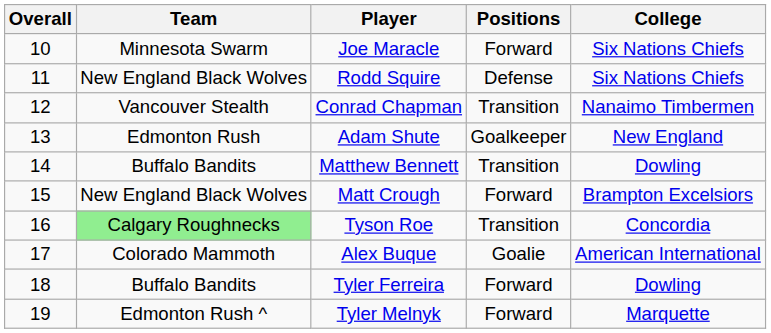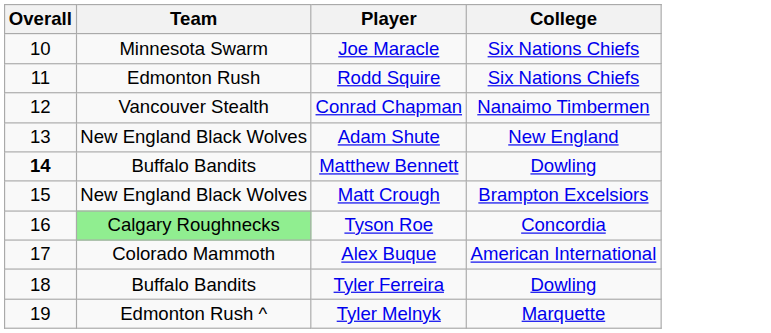- column: (519, 19)
(194, 78) New England Black Wolves -> (194, 78) Edmonton Rush
(194, 136) Edmonton Rush -> (194, 136) New England Black Wolves
(40, 166) normal -> (40, 166) bold
